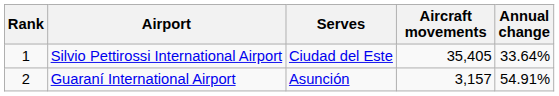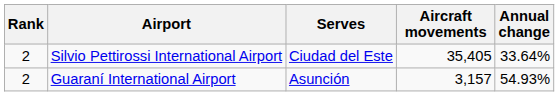(26, 56) 1 -> (26, 56) 2
(525, 79) 54.91% -> (525, 79) 54.93%
